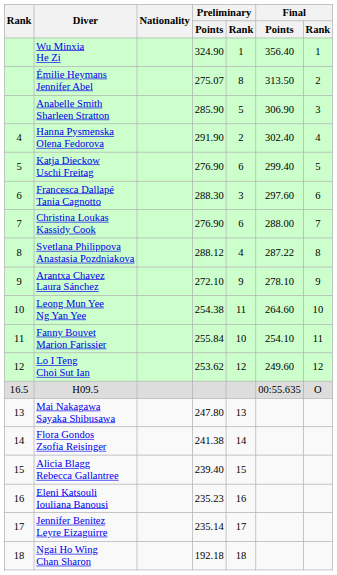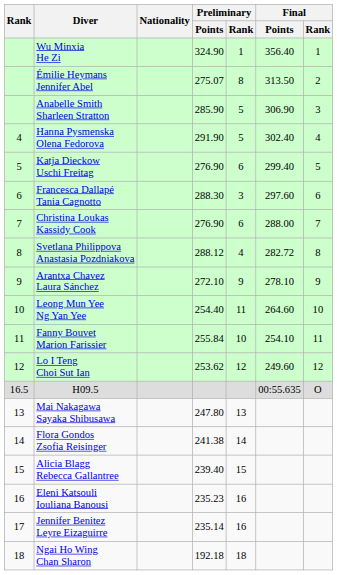(241, 138) 2 -> (241, 138) 5
(279, 252) 287.22 -> (279, 252) 282.72
(209, 309) 254.38 -> (209, 309) 254.40
(241, 527) 17 -> (241, 527) 16
